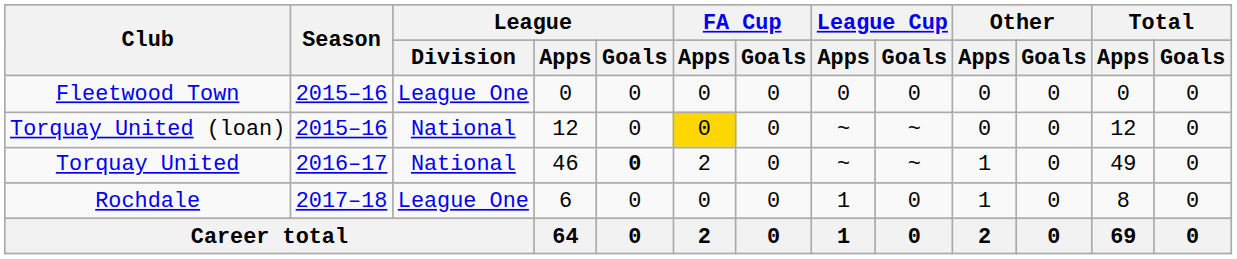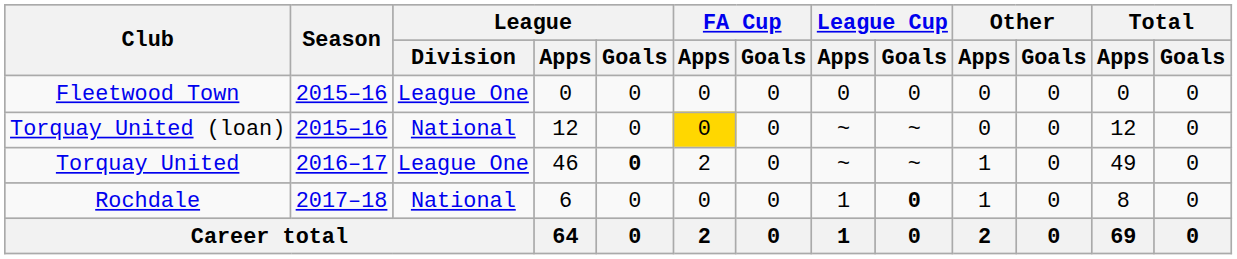(463, 165) National -> (463, 165) League One
(463, 201) League One -> (463, 201) National
(914, 201) normal -> (914, 201) bold
